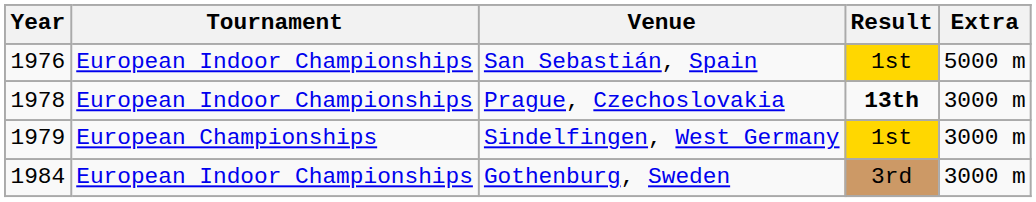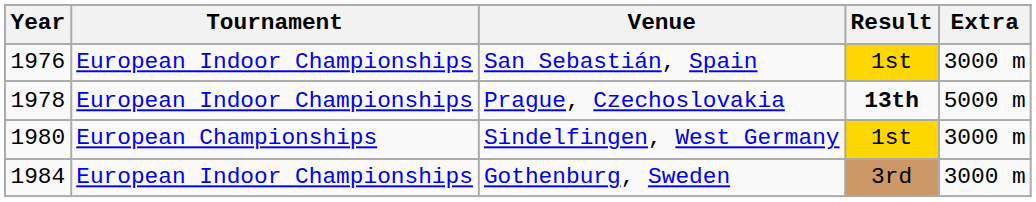(985, 62) 5000 m -> (985, 62) 3000 m
(985, 100) 3000 m -> (985, 100) 5000 m
(38, 139) 1979 -> (38, 139) 1980
